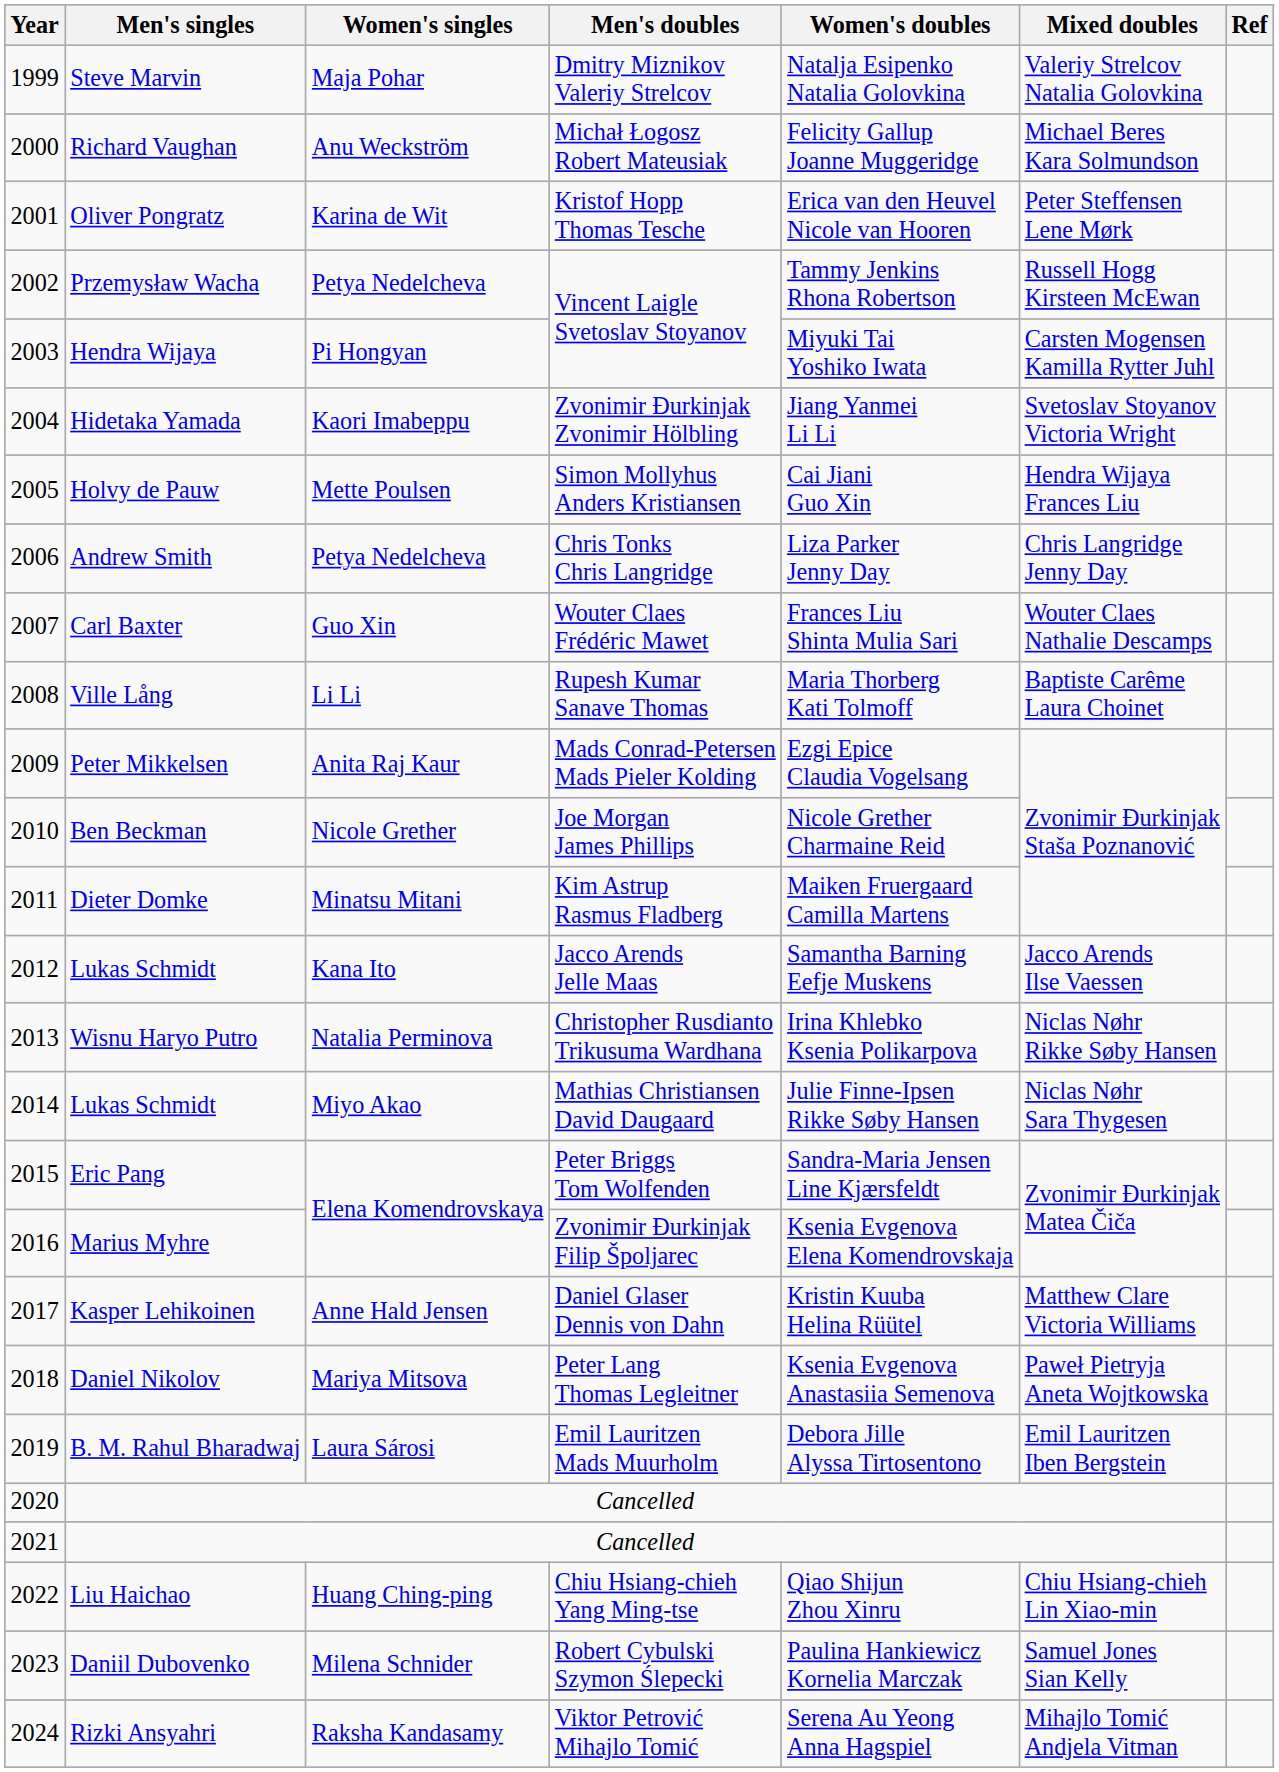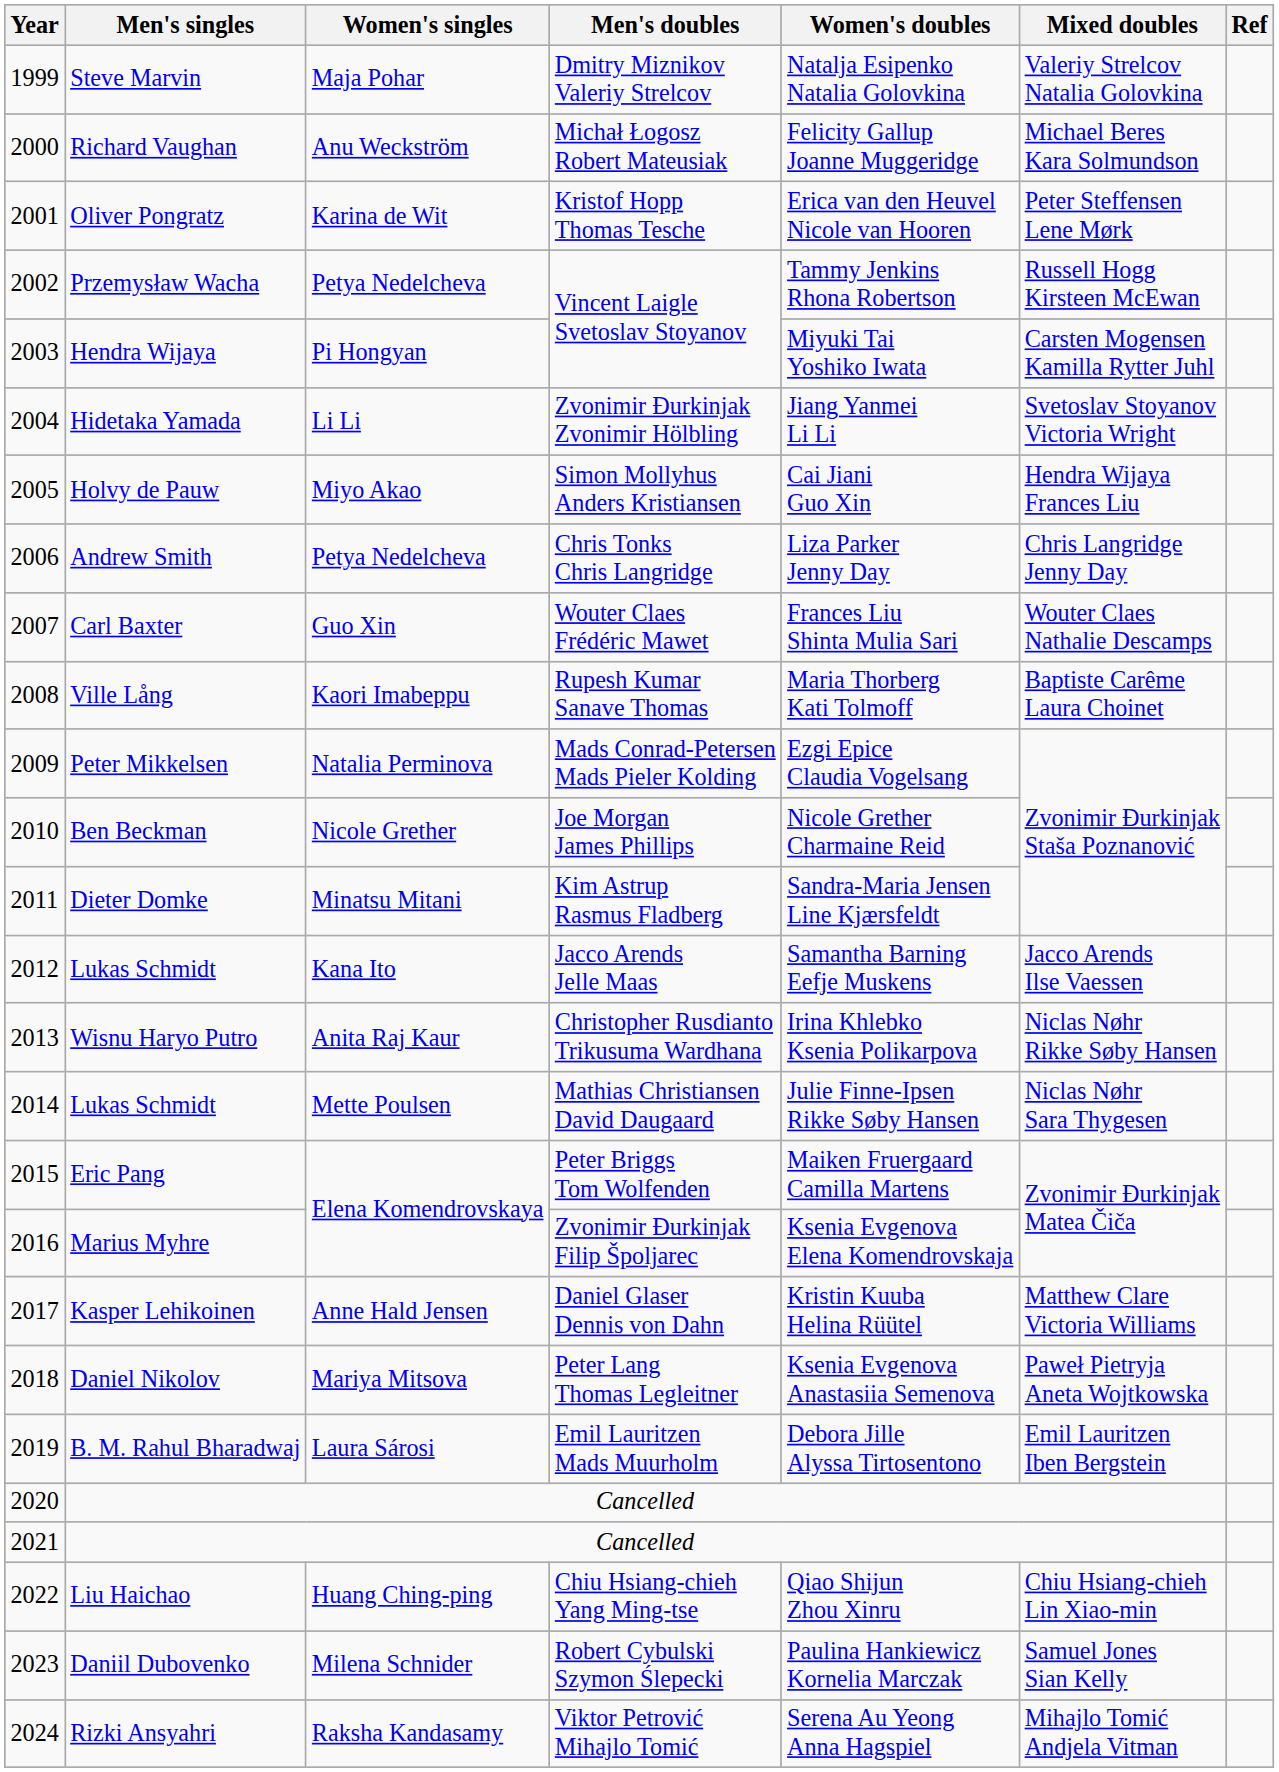(391, 421) Kaori Imabeppu -> (336, 421) Li Li
(381, 489) Mette Poulsen -> (367, 489) Miyo Akao
(336, 695) Li Li -> (391, 695) Kaori Imabeppu
(386, 763) Anita Raj Kaur -> (402, 763) Natalia Perminova
(880, 900) Maiken Fruergaard Camilla Martens -> (889, 900) Sandra-Maria Jensen Line Kjærsfeldt
(402, 1037) Natalia Perminova -> (386, 1037) Anita Raj Kaur
(367, 1105) Miyo Akao -> (381, 1105) Mette Poulsen
(889, 1174) Sandra-Maria Jensen Line Kjærsfeldt -> (880, 1174) Maiken Fruergaard Camilla Martens
